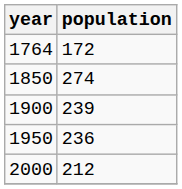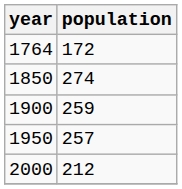(78, 109) 239 -> (78, 109) 259
(78, 139) 236 -> (78, 139) 257
